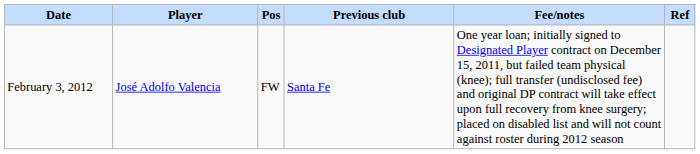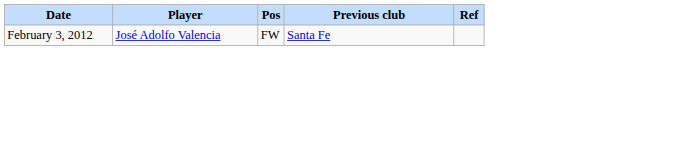- column: (559, 14)
